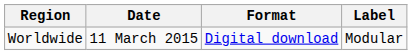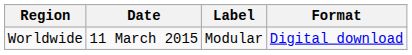columns swapped: (374, 16) <-> (272, 16)
